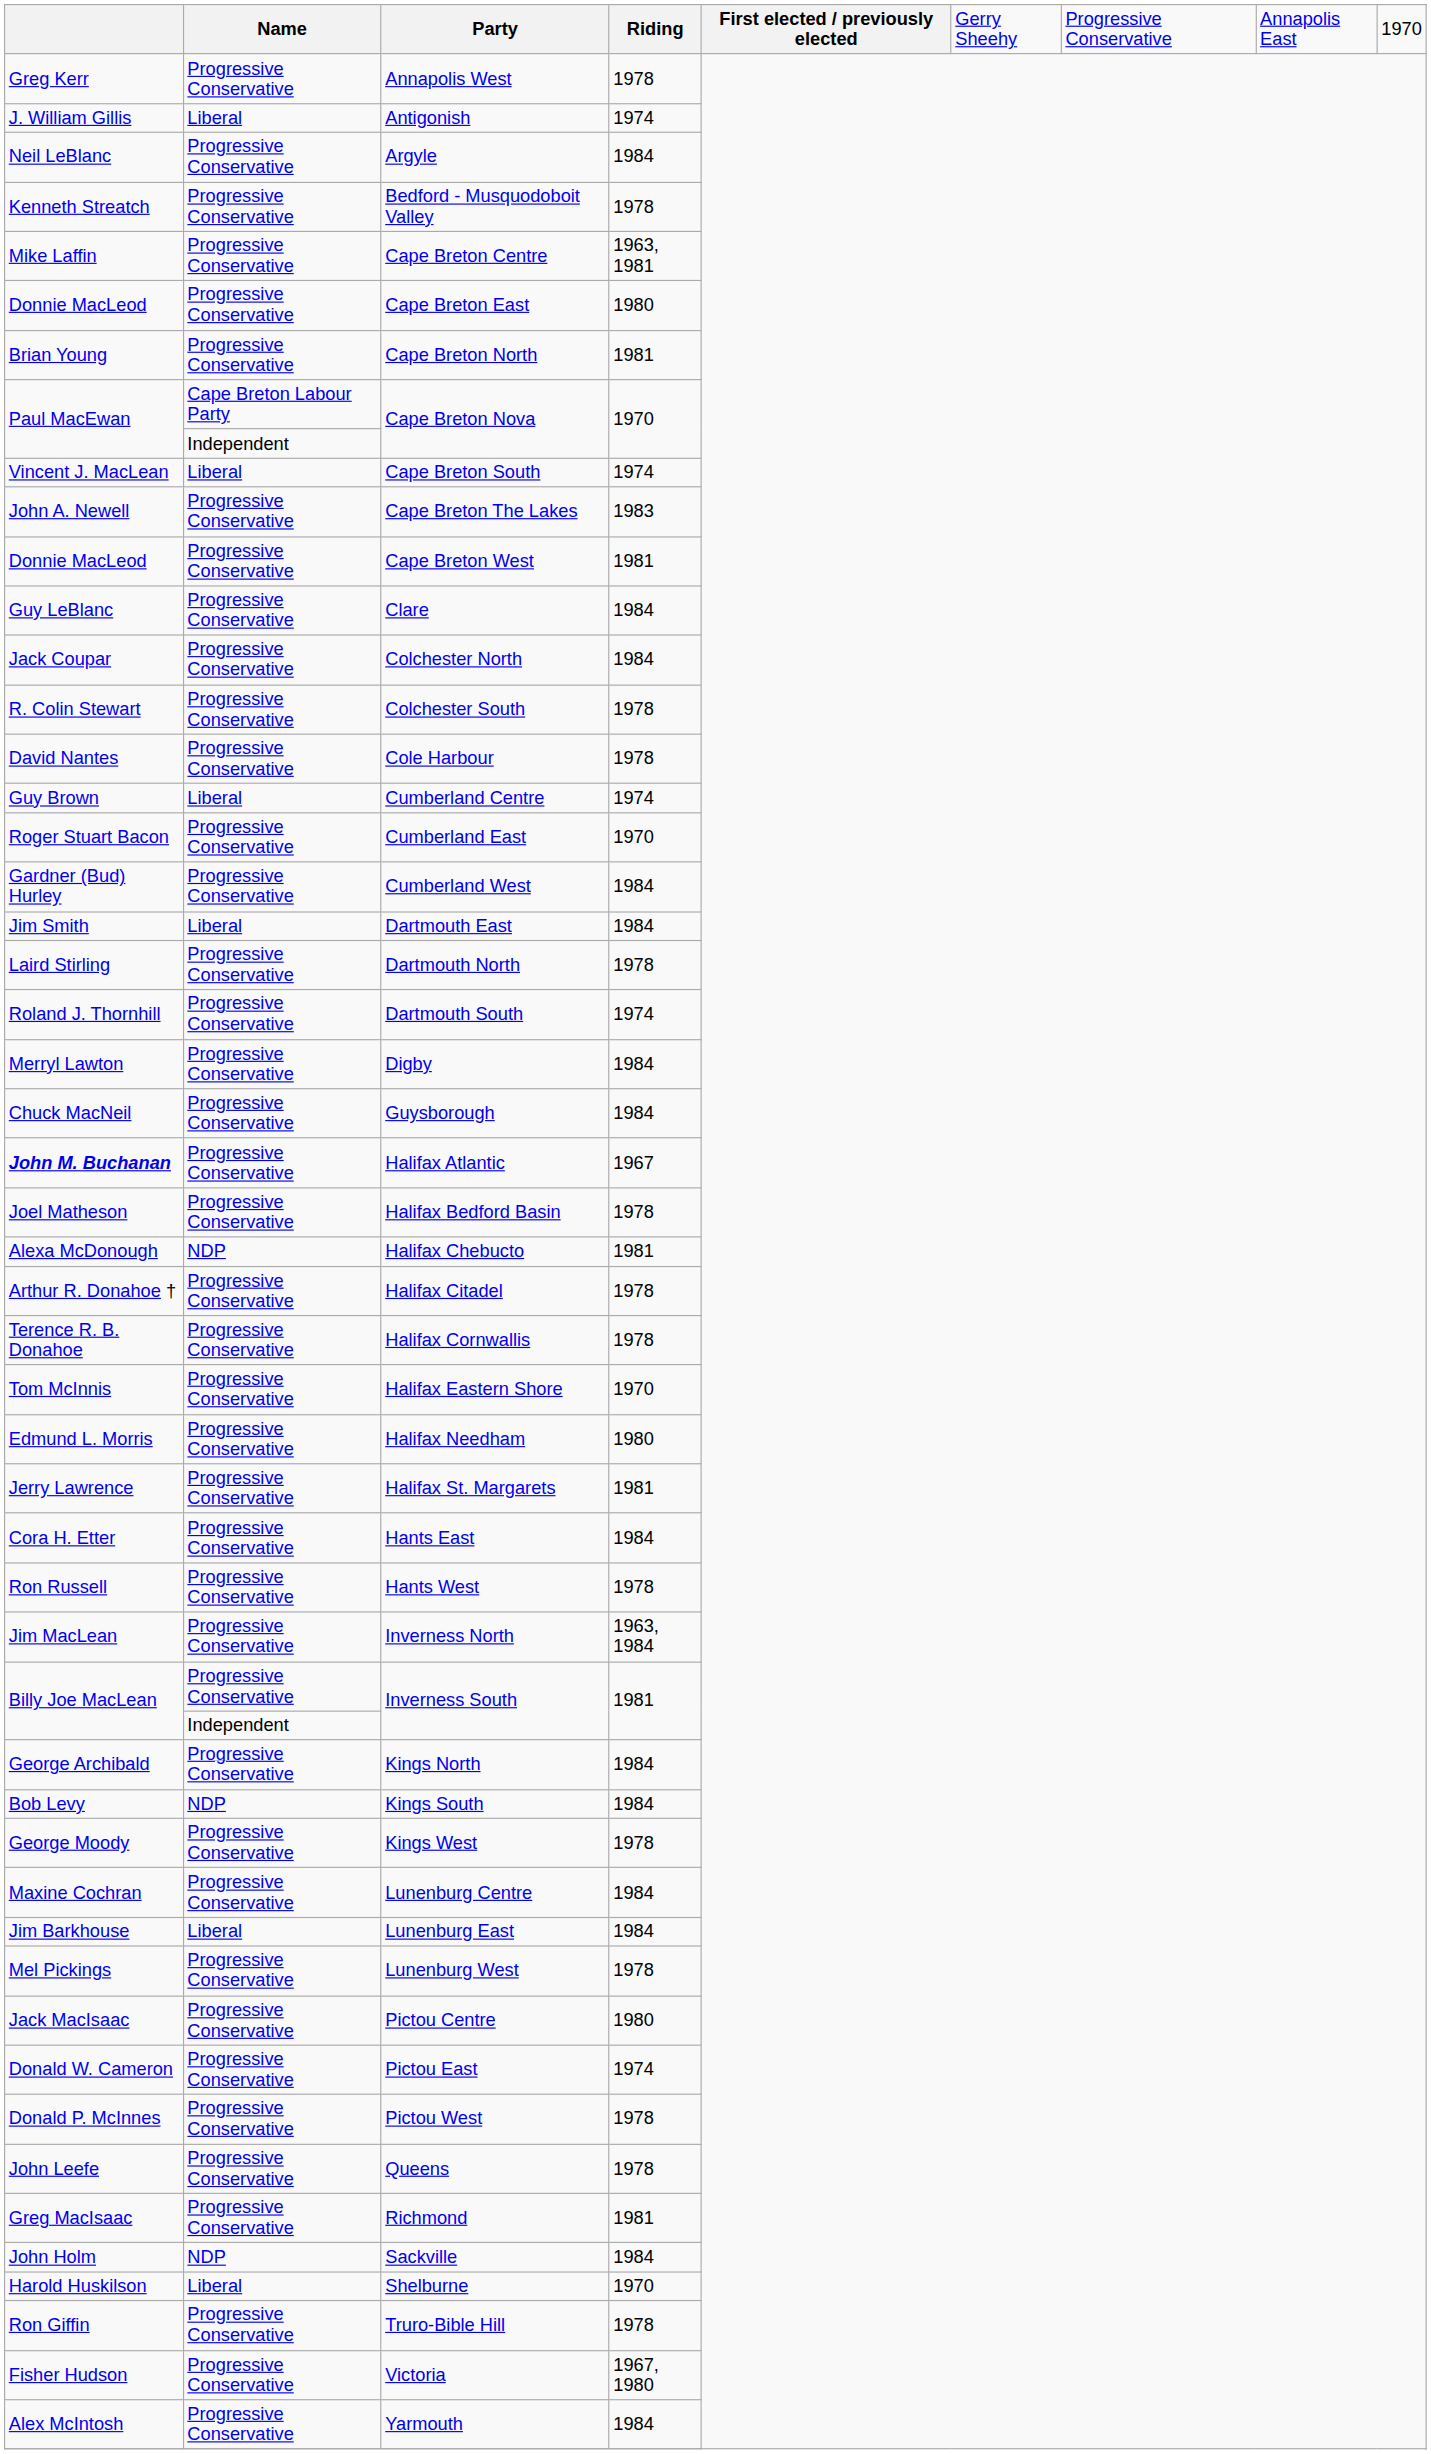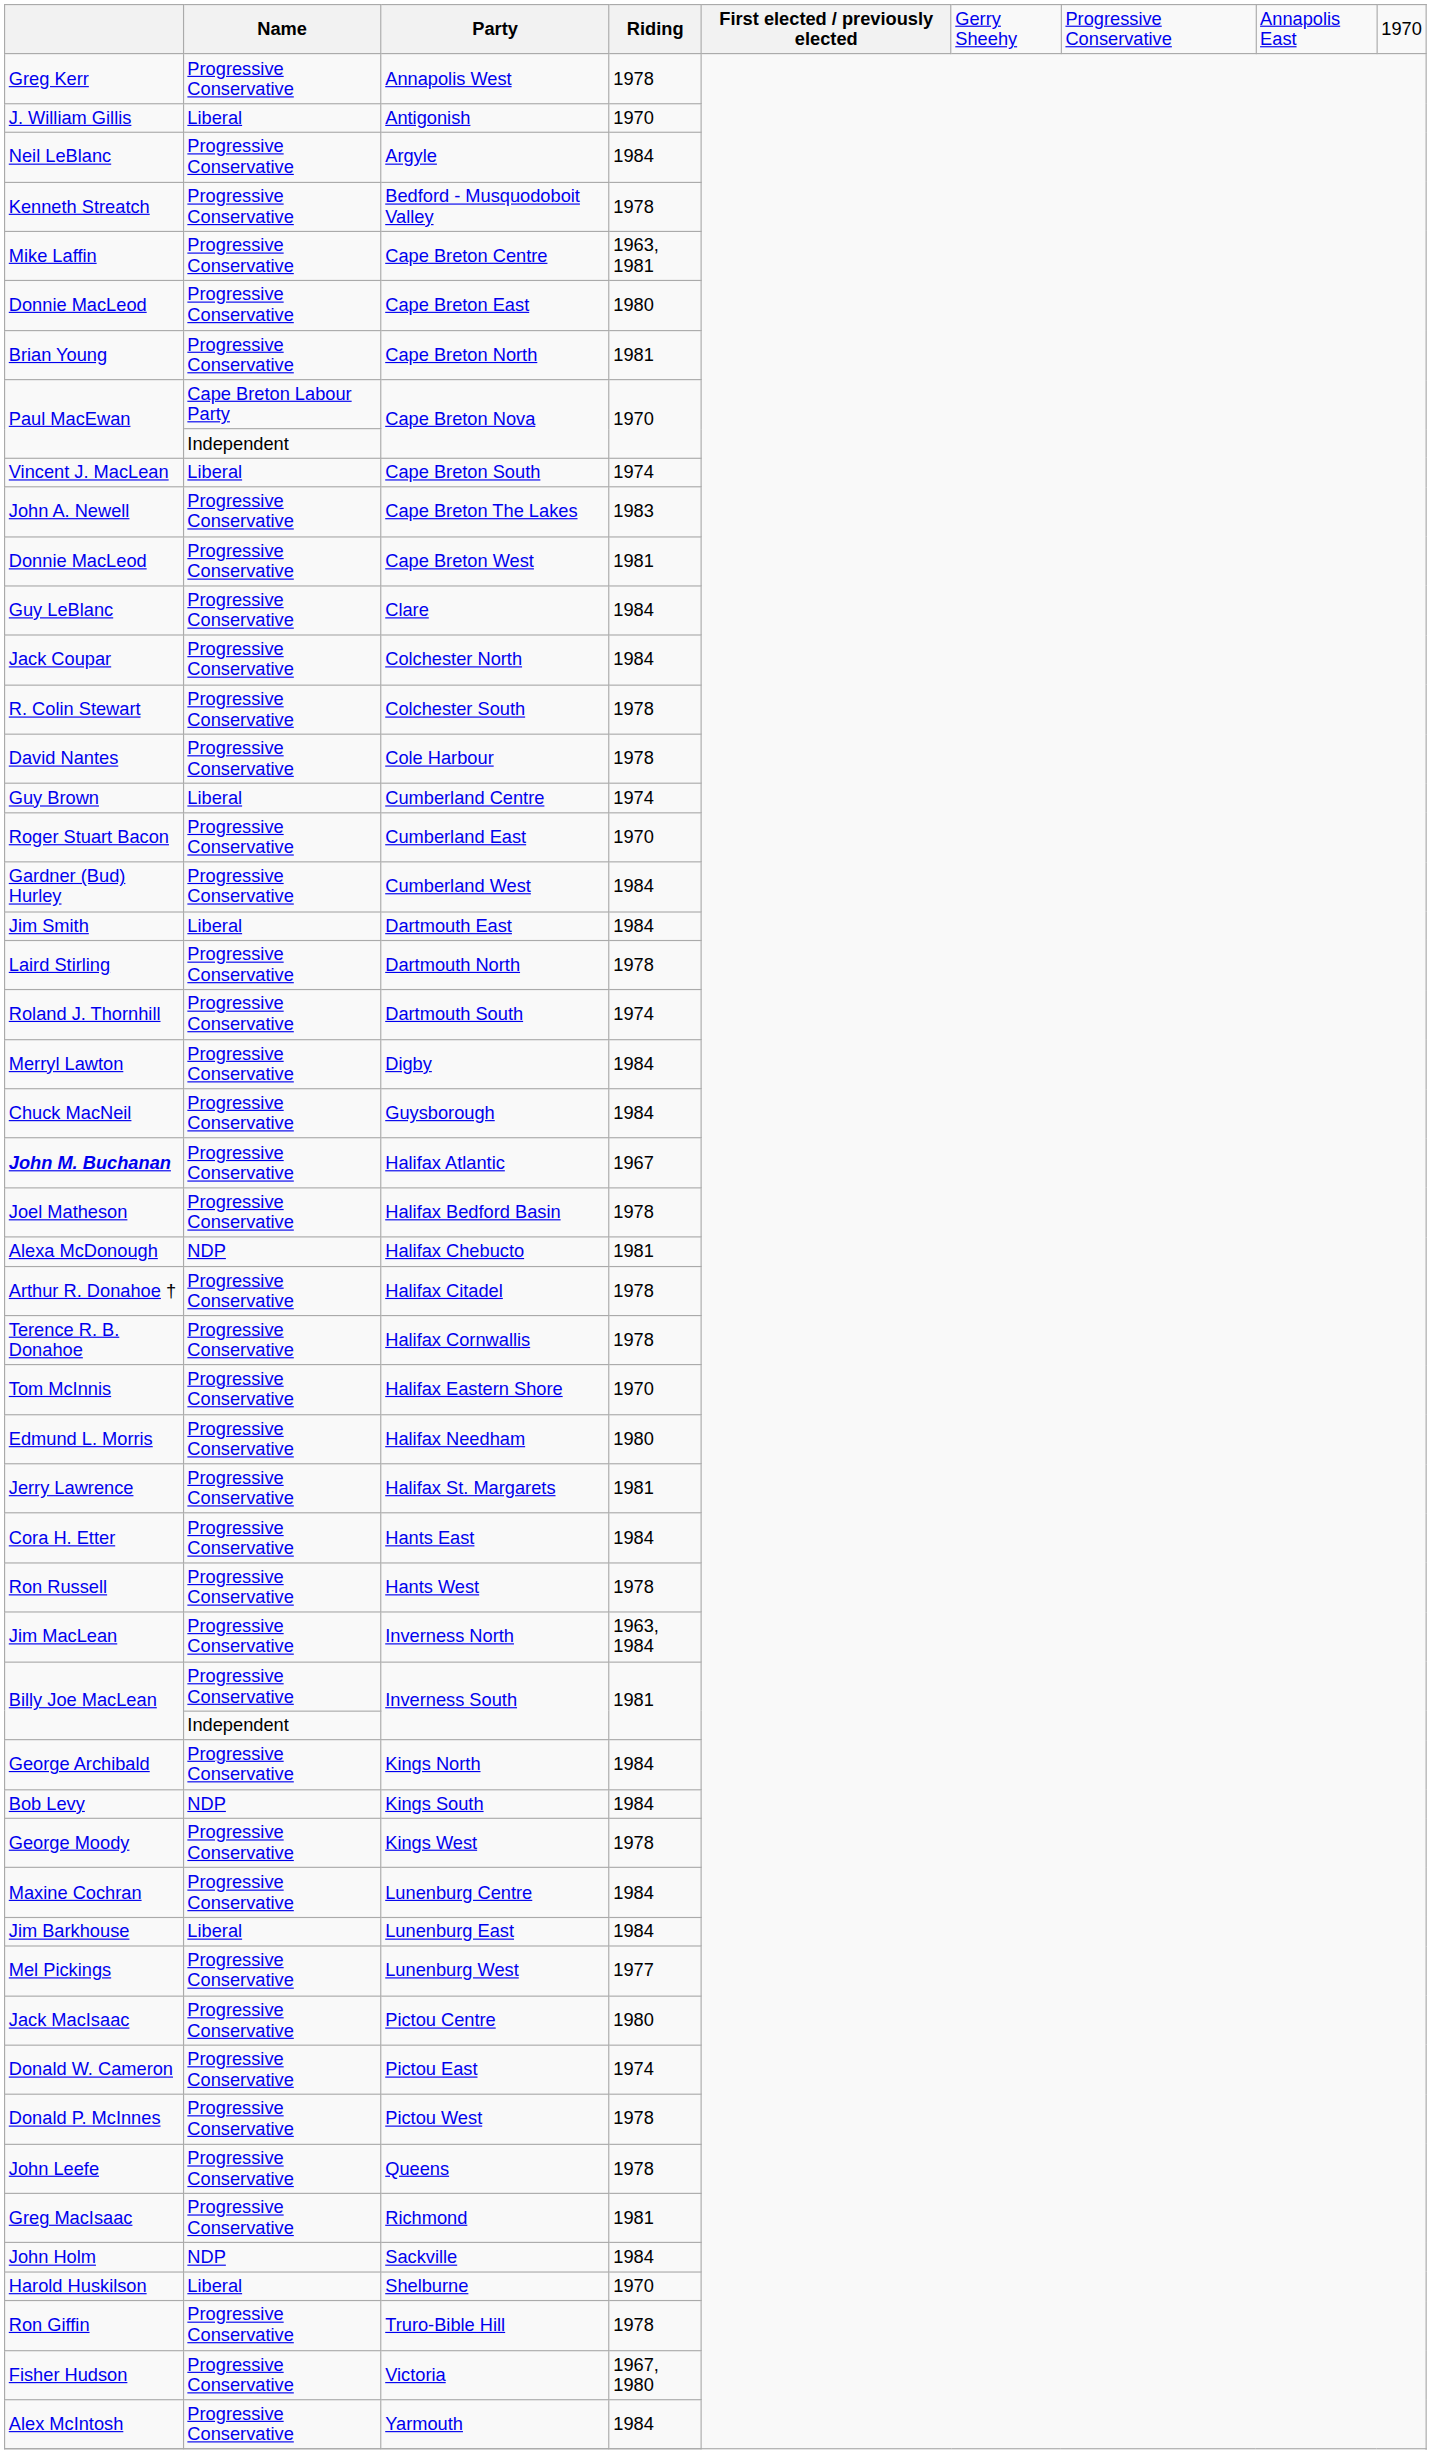(634, 117) 1974 -> (634, 117) 1970
(634, 1970) 1978 -> (634, 1970) 1977
